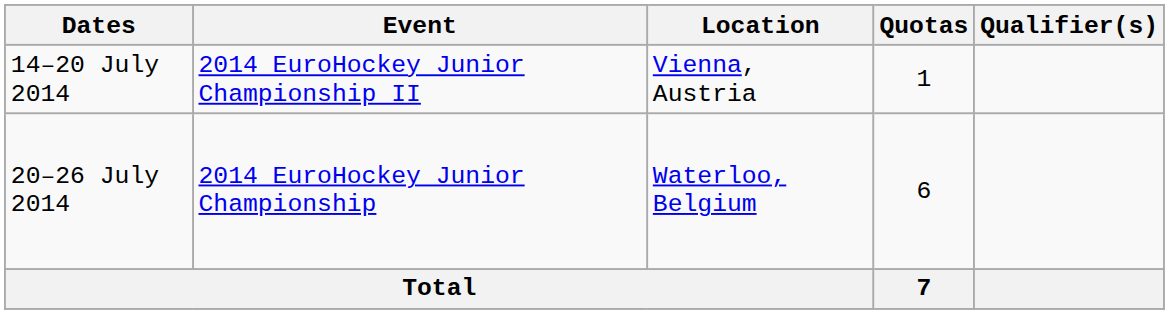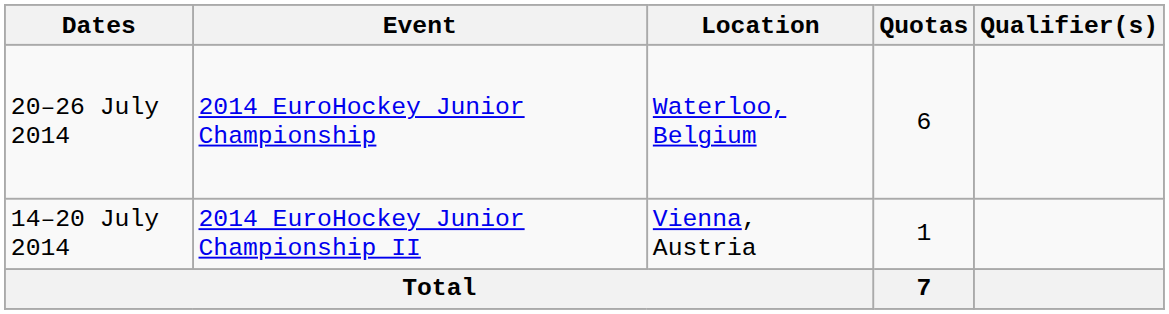rows swapped: (85, 191) <-> (85, 80)
